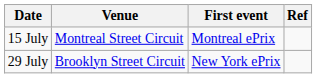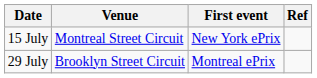(233, 38) Montreal ePrix -> (236, 38) New York ePrix
(236, 61) New York ePrix -> (233, 61) Montreal ePrix
